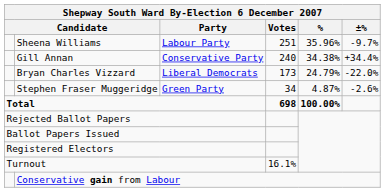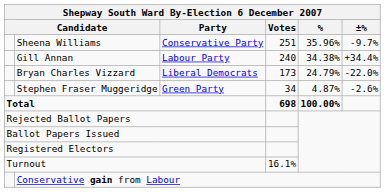(196, 42) Labour Party -> (213, 42) Conservative Party
(213, 58) Conservative Party -> (196, 58) Labour Party
